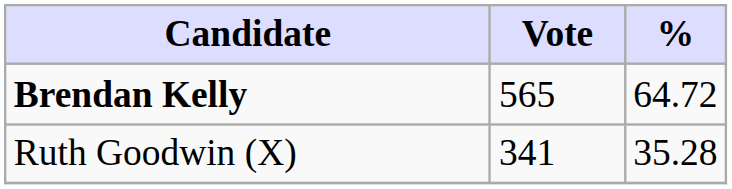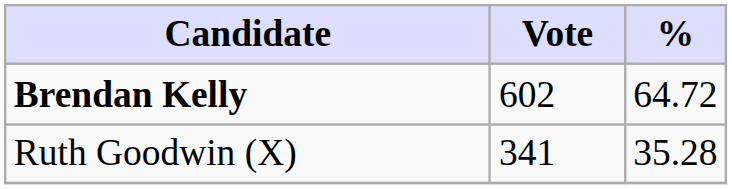(527, 93) 565 -> (527, 93) 602
